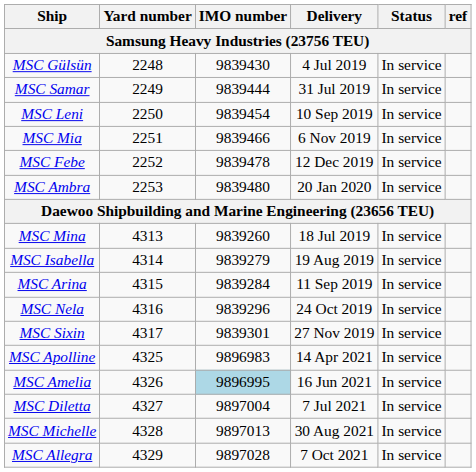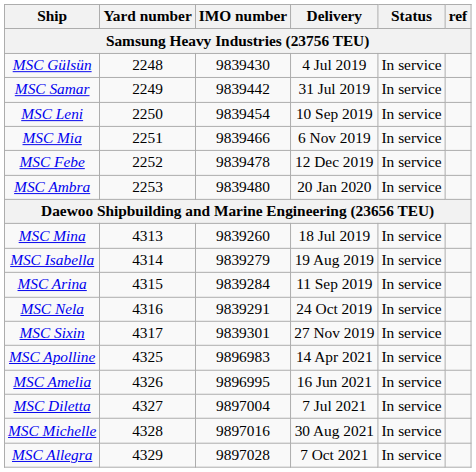(243, 89) 9839444 -> (243, 89) 9839442
(243, 308) 9839296 -> (243, 308) 9839291
(243, 382) lightblue background -> (243, 382) no background
(243, 430) 9897013 -> (243, 430) 9897016
